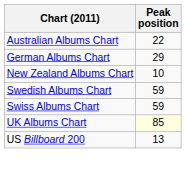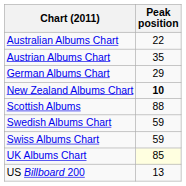+ row: (58, 57)
(158, 73) normal -> (158, 90) bold
+ row: (44, 106)
